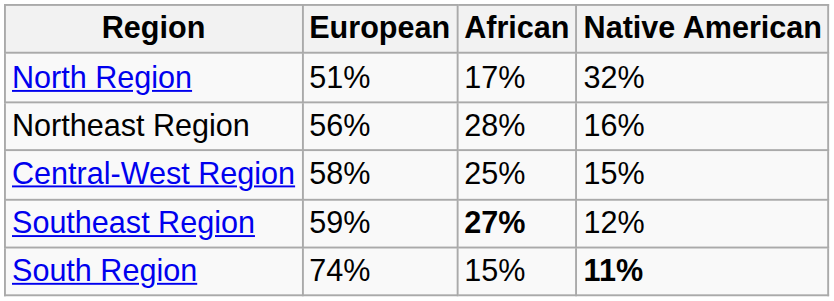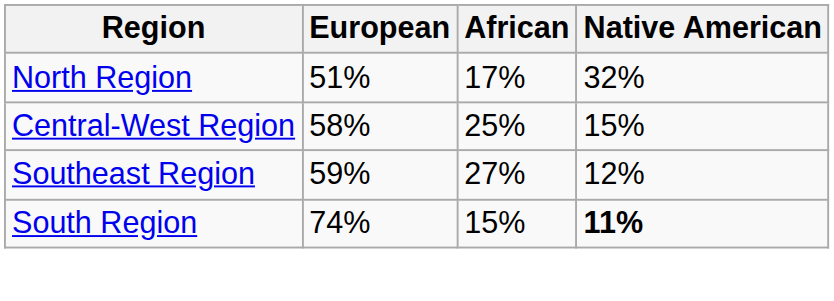- row: (131, 125)
(495, 222) bold -> (495, 174) normal
